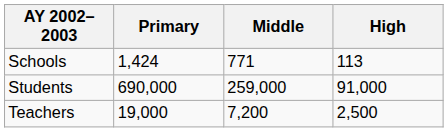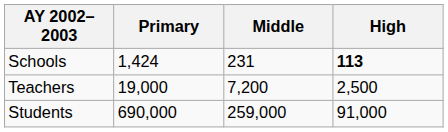(241, 61) 771 -> (241, 61) 231
(350, 61) normal -> (350, 61) bold
rows swapped: (41, 113) <-> (40, 87)
